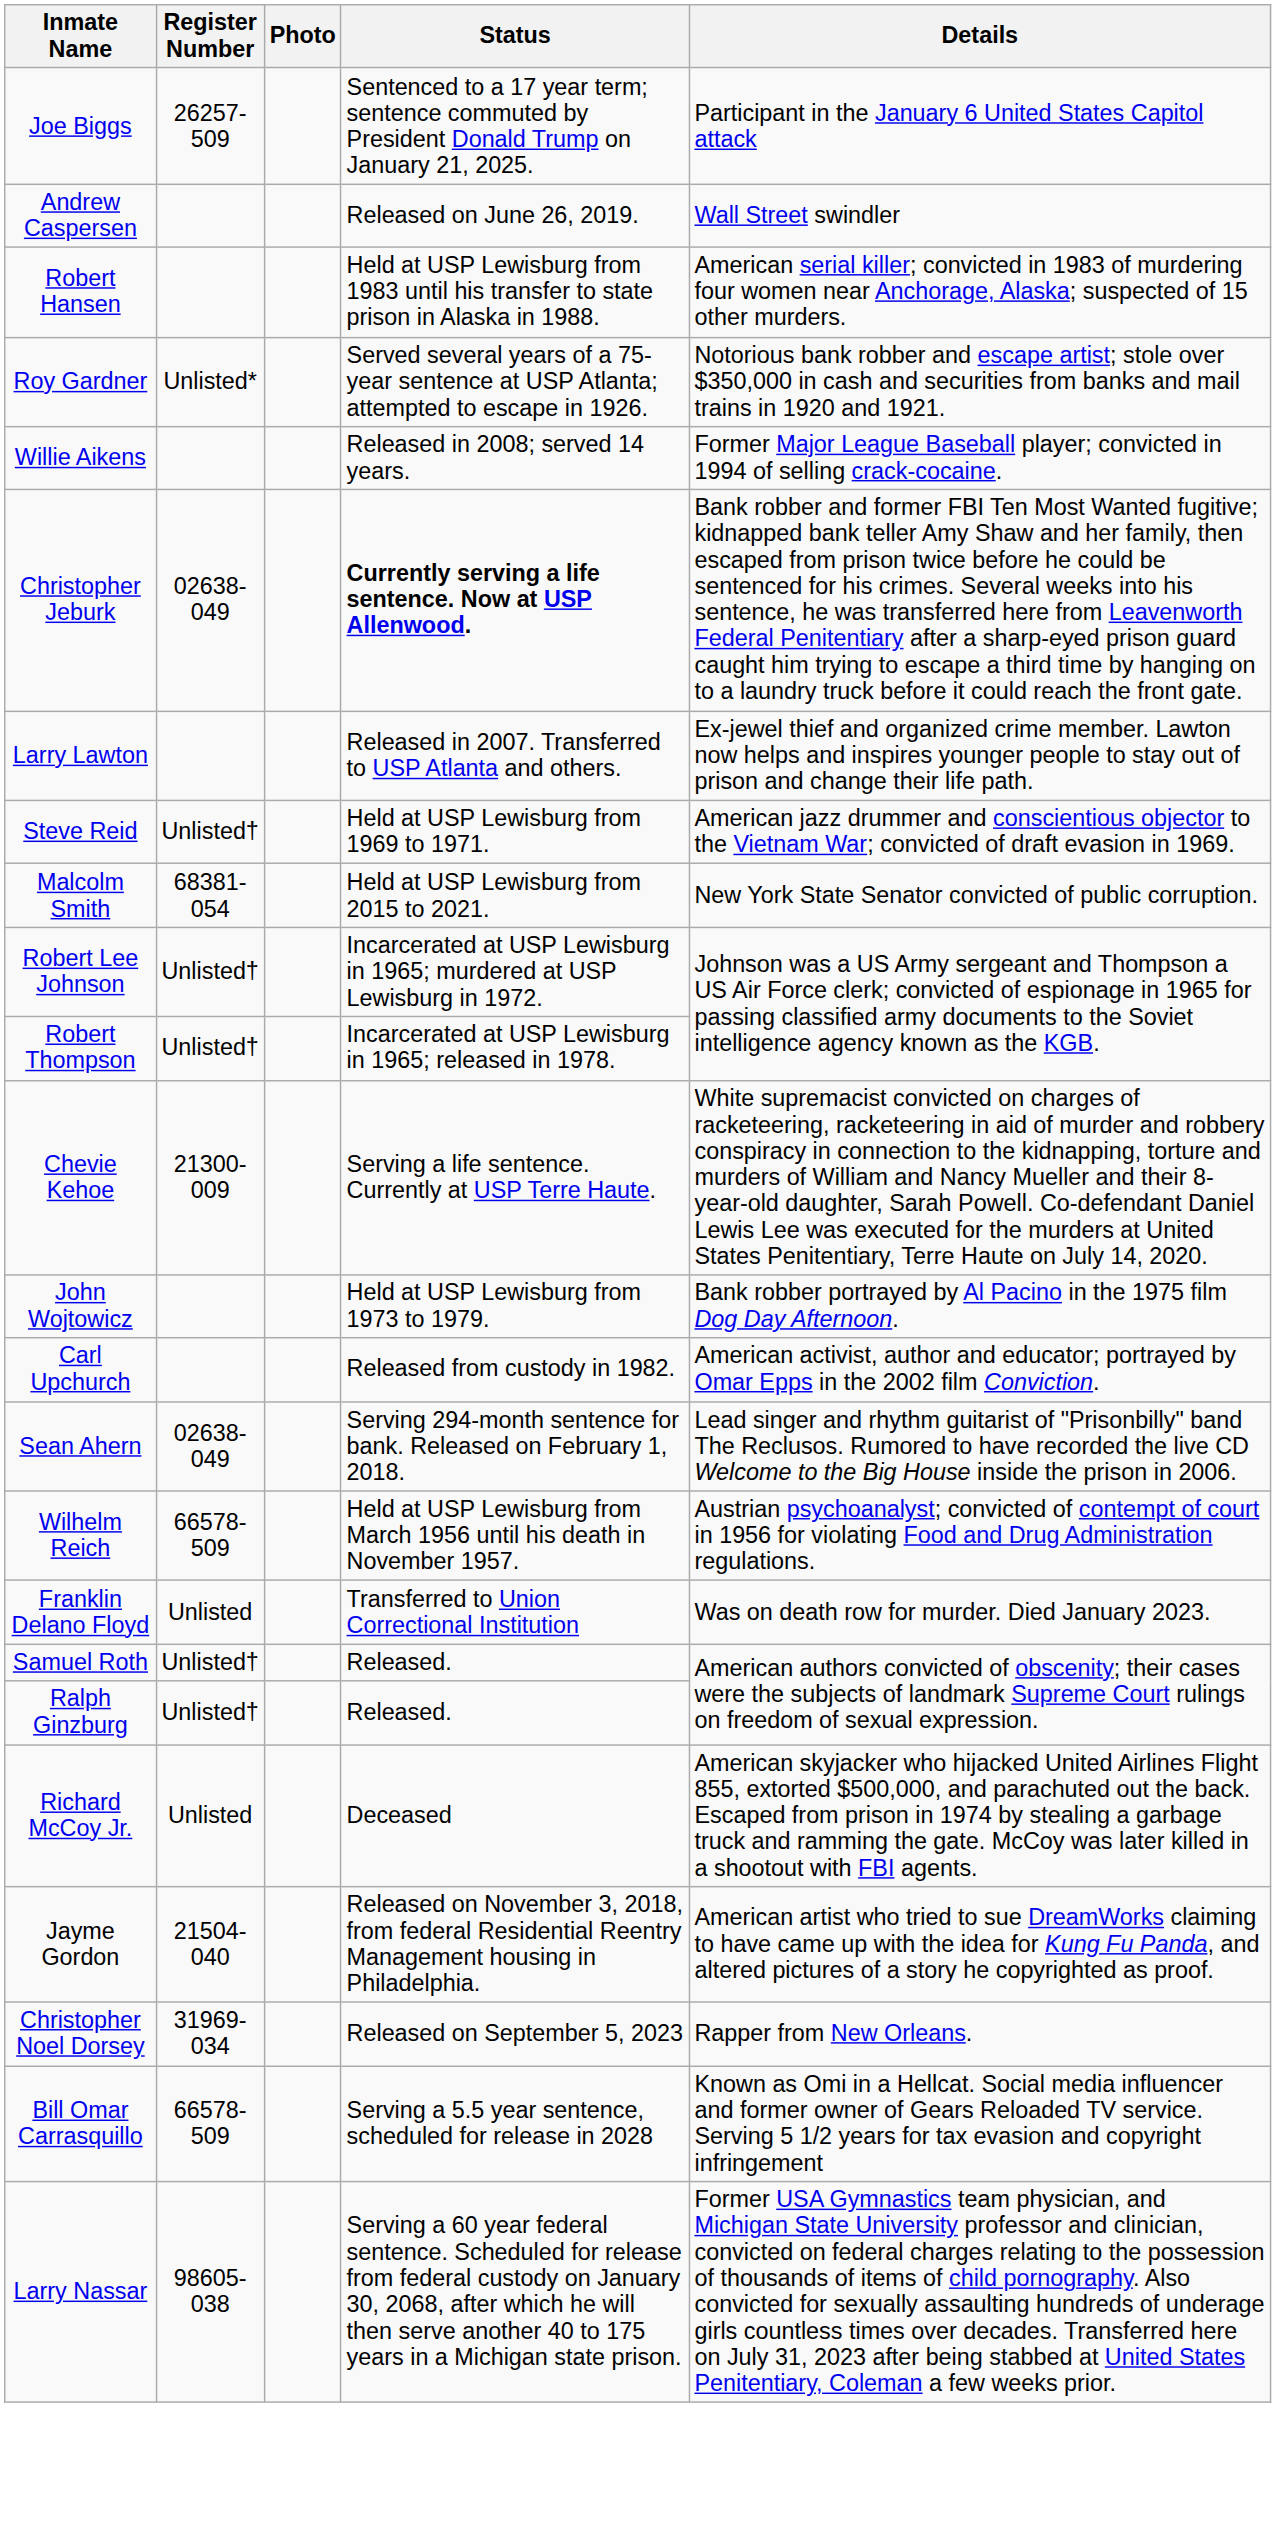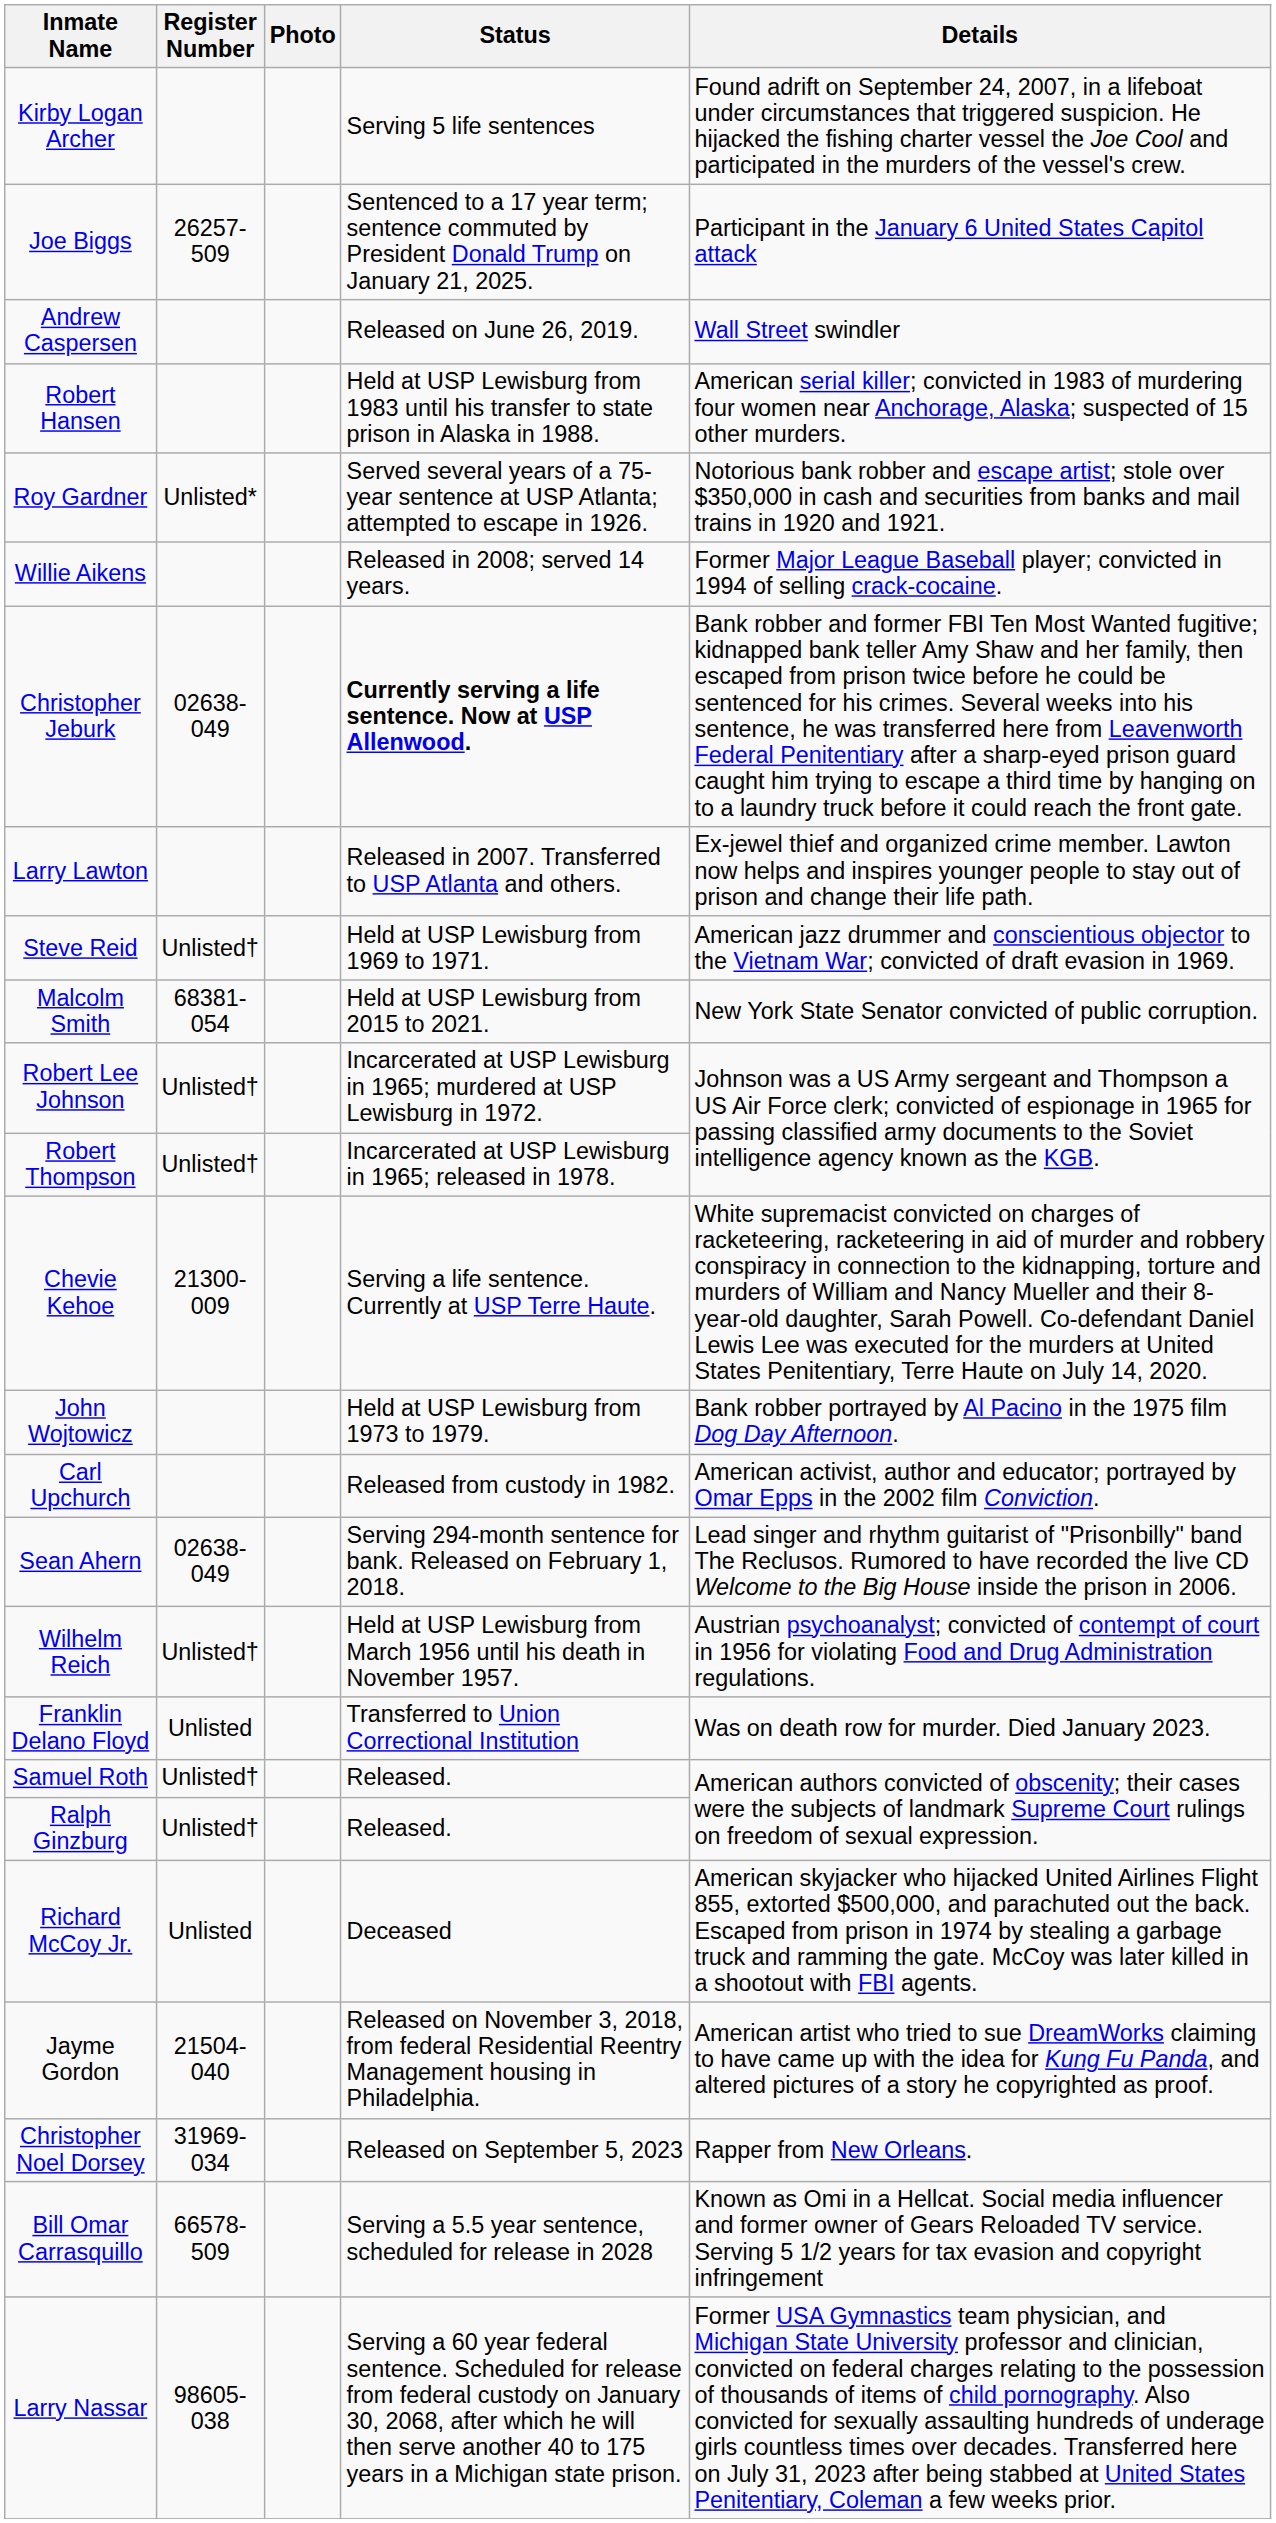+ row: (80, 125)
(210, 1535) 66578-509 -> (210, 1651) Unlisted†
